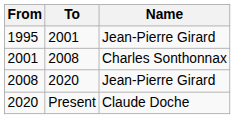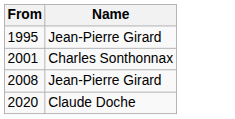- column: (72, 15)
